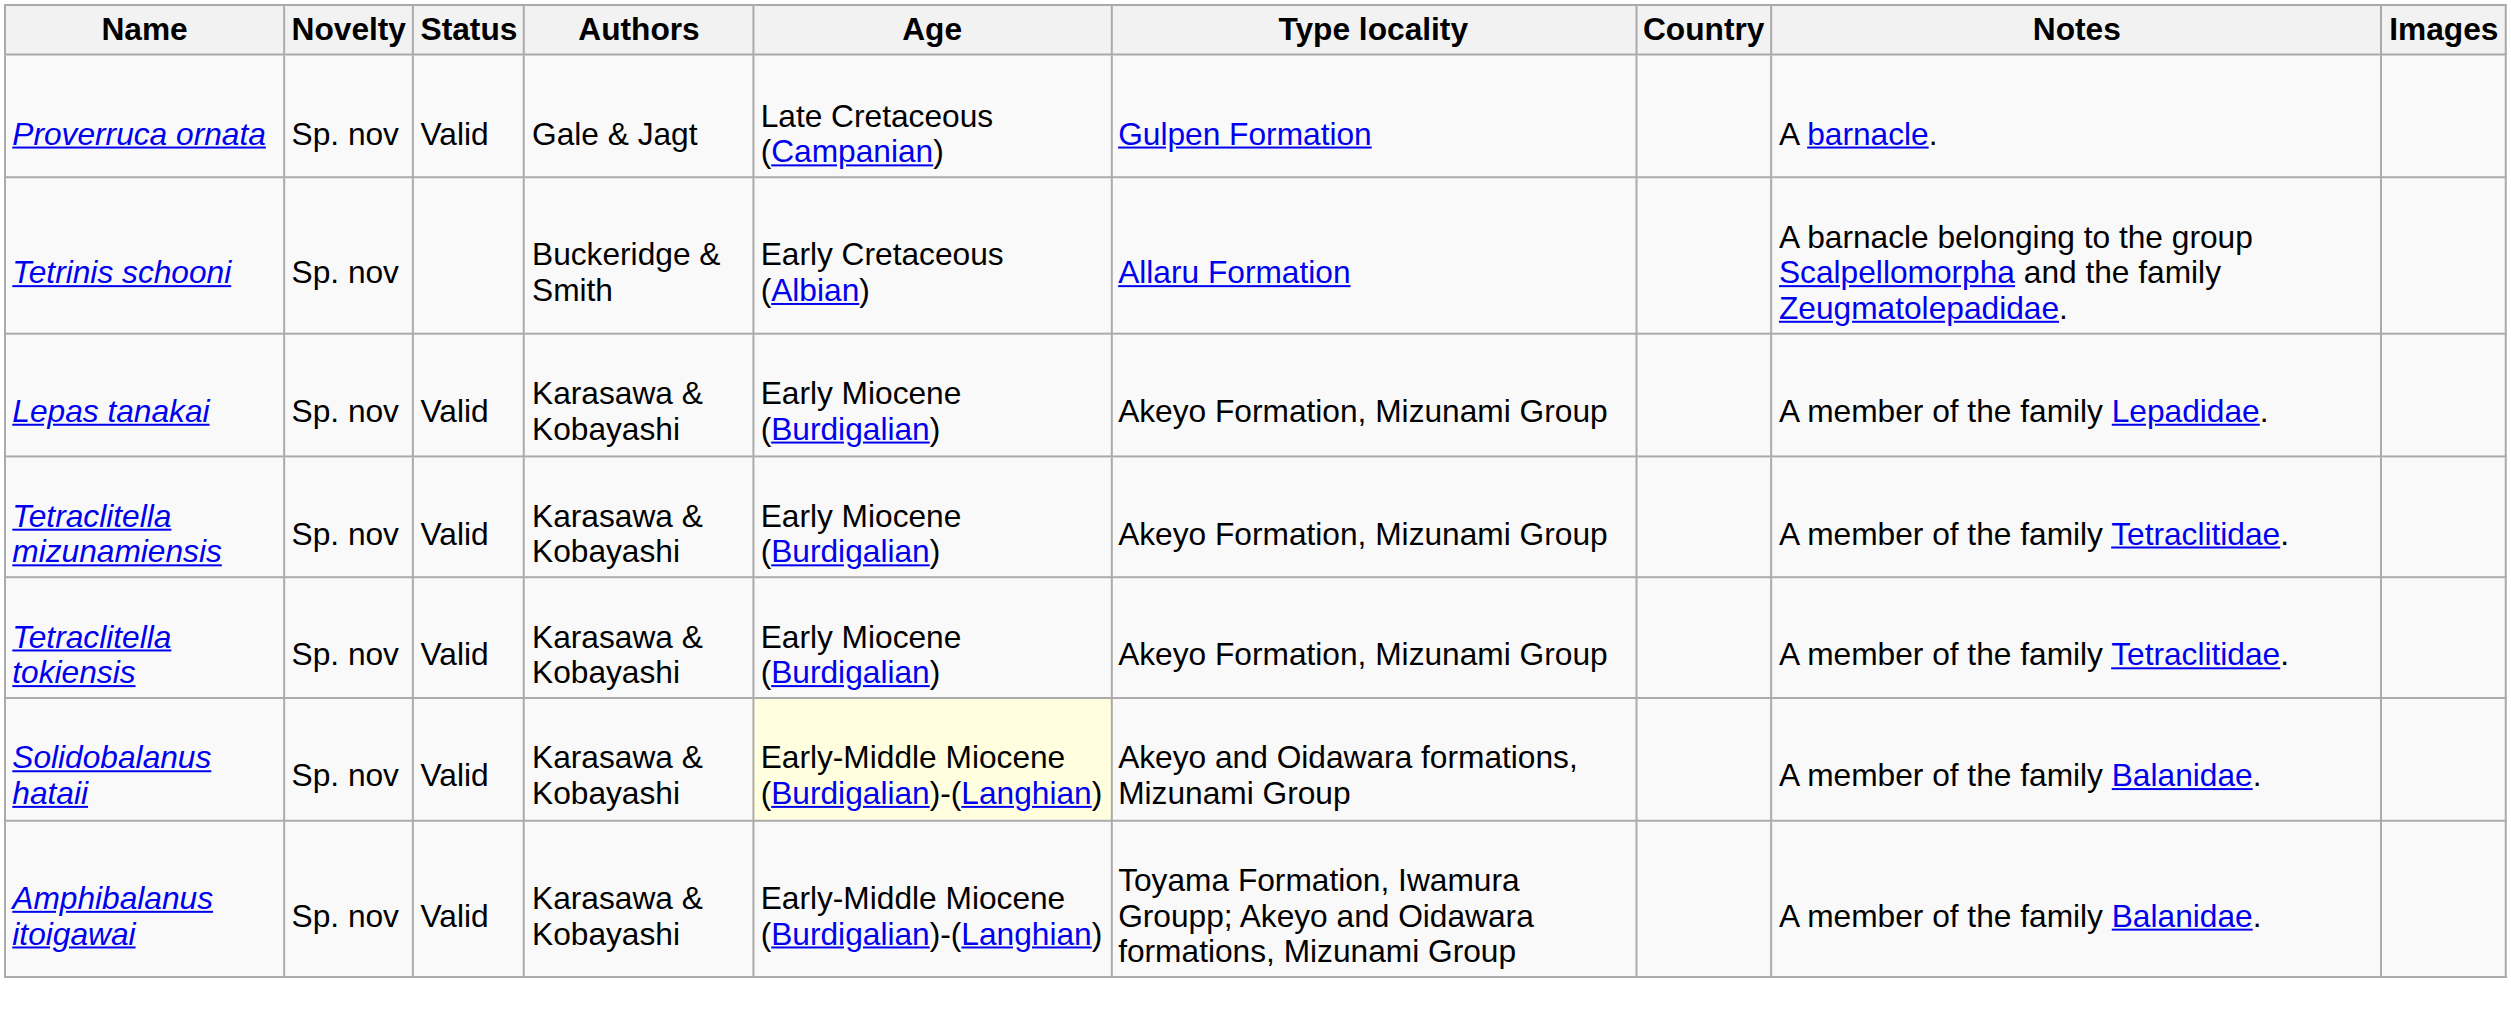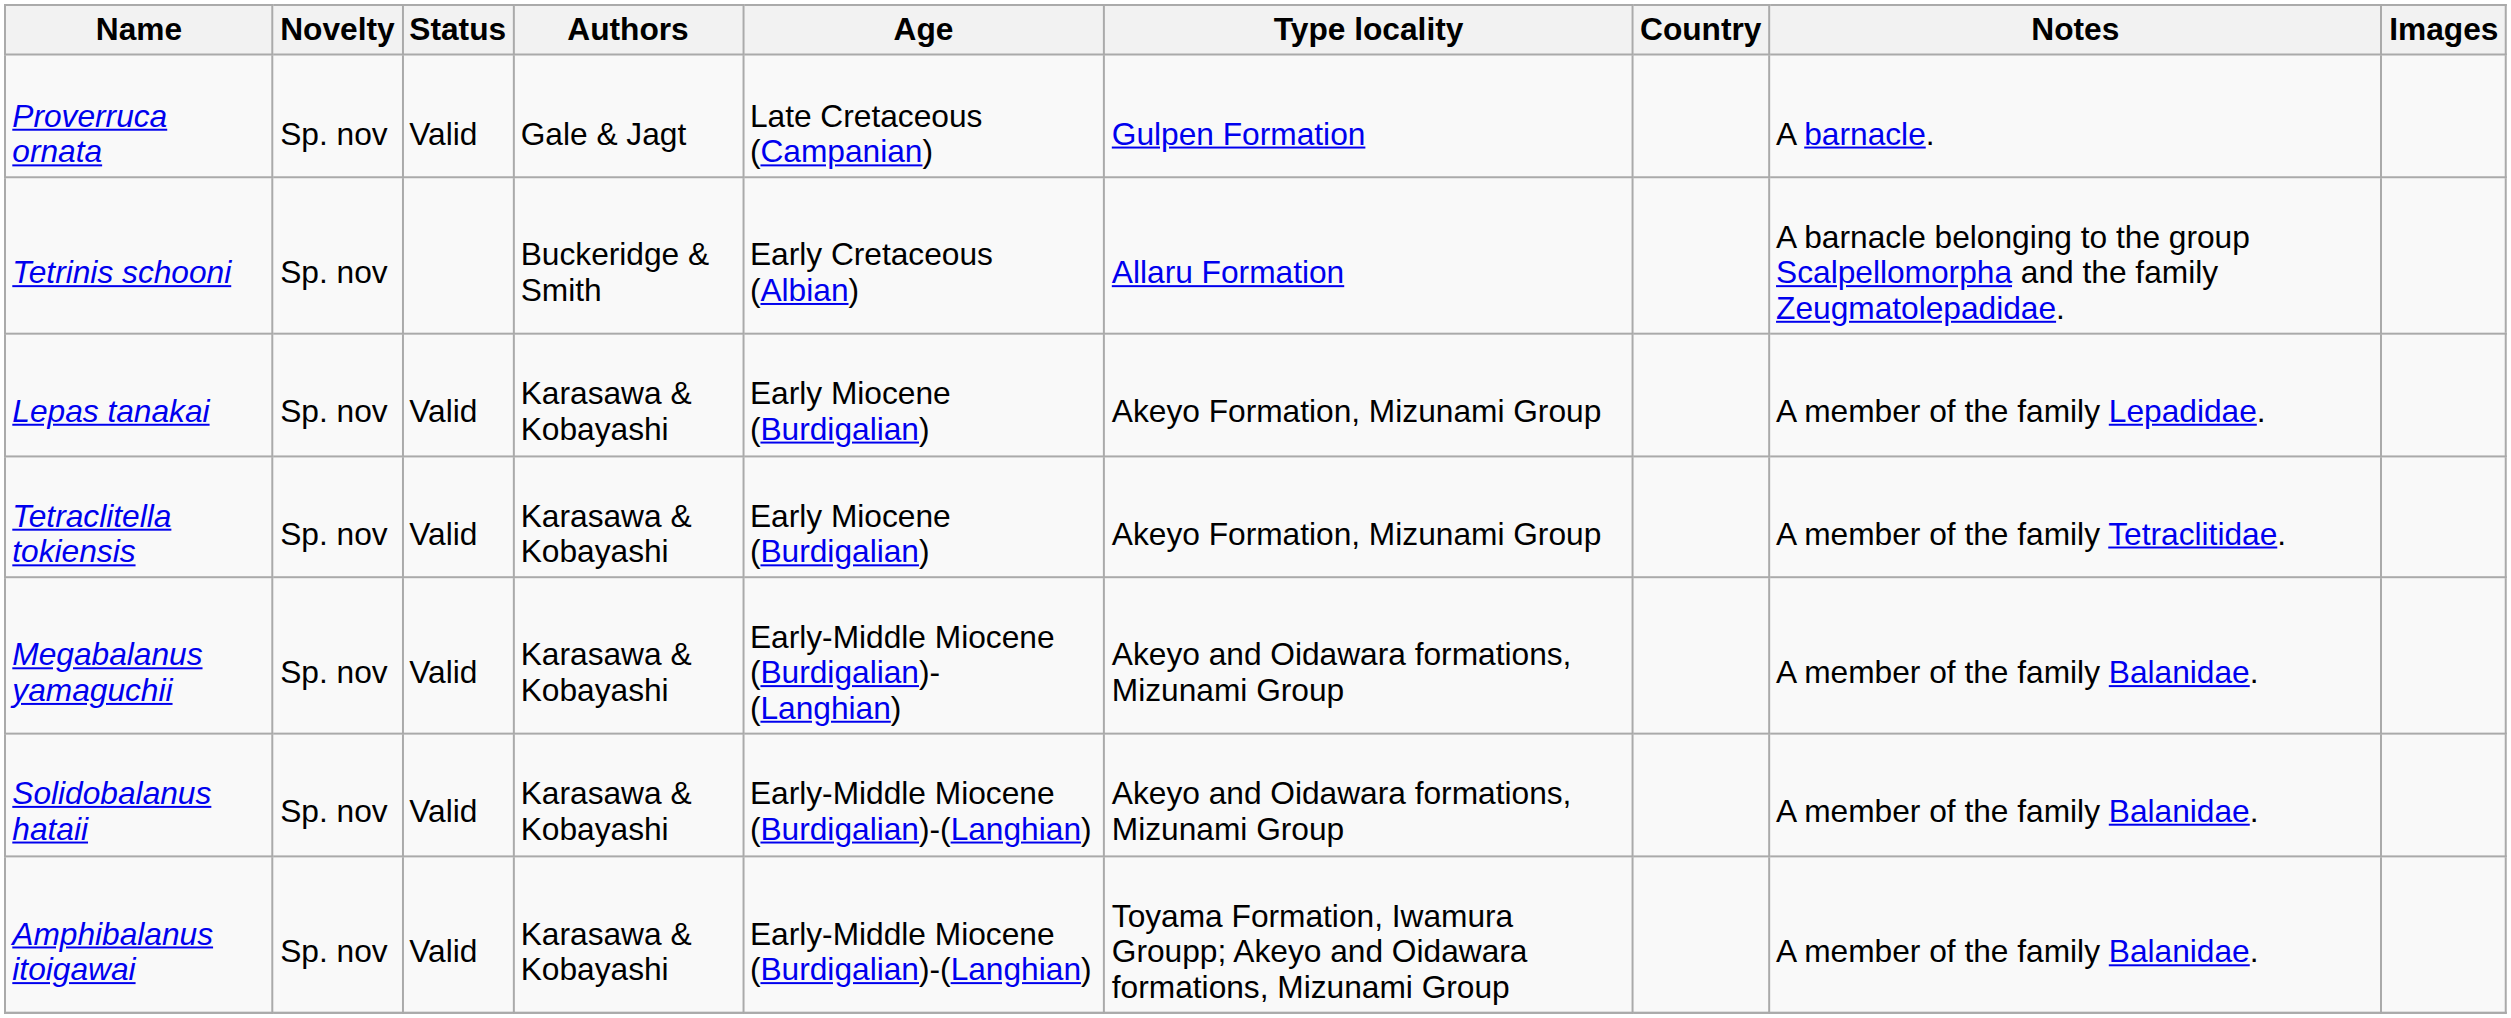- row: (117, 533)
+ row: (107, 672)
(931, 776) lightyellow background -> (921, 812) no background
